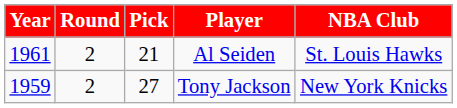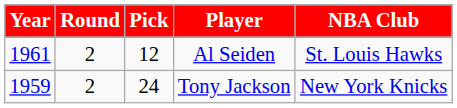(149, 53) 21 -> (149, 53) 12
(149, 86) 27 -> (149, 86) 24
